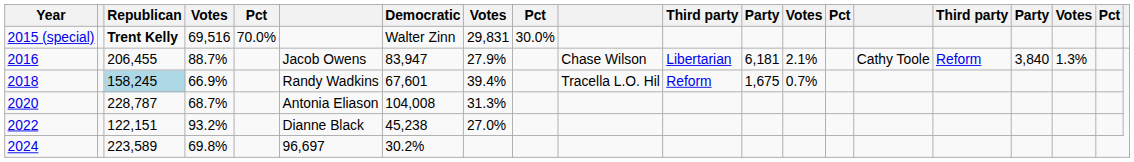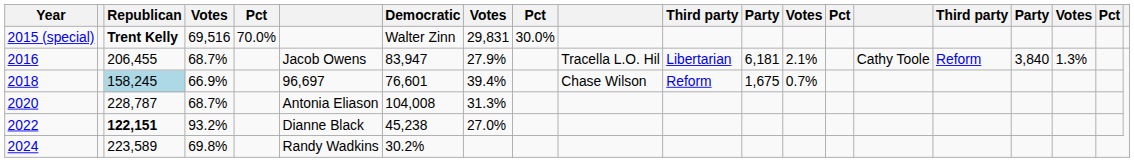(208, 59) 88.7% -> (208, 59) 68.7%
(604, 59) Chase Wilson -> (611, 59) Tracella L.O. Hil
(331, 81) Randy Wadkins -> (304, 81) 96,697
(406, 81) 67,601 -> (406, 81) 76,601
(611, 81) Tracella L.O. Hil -> (604, 81) Chase Wilson
(132, 125) normal -> (132, 125) bold
(304, 147) 96,697 -> (331, 147) Randy Wadkins
